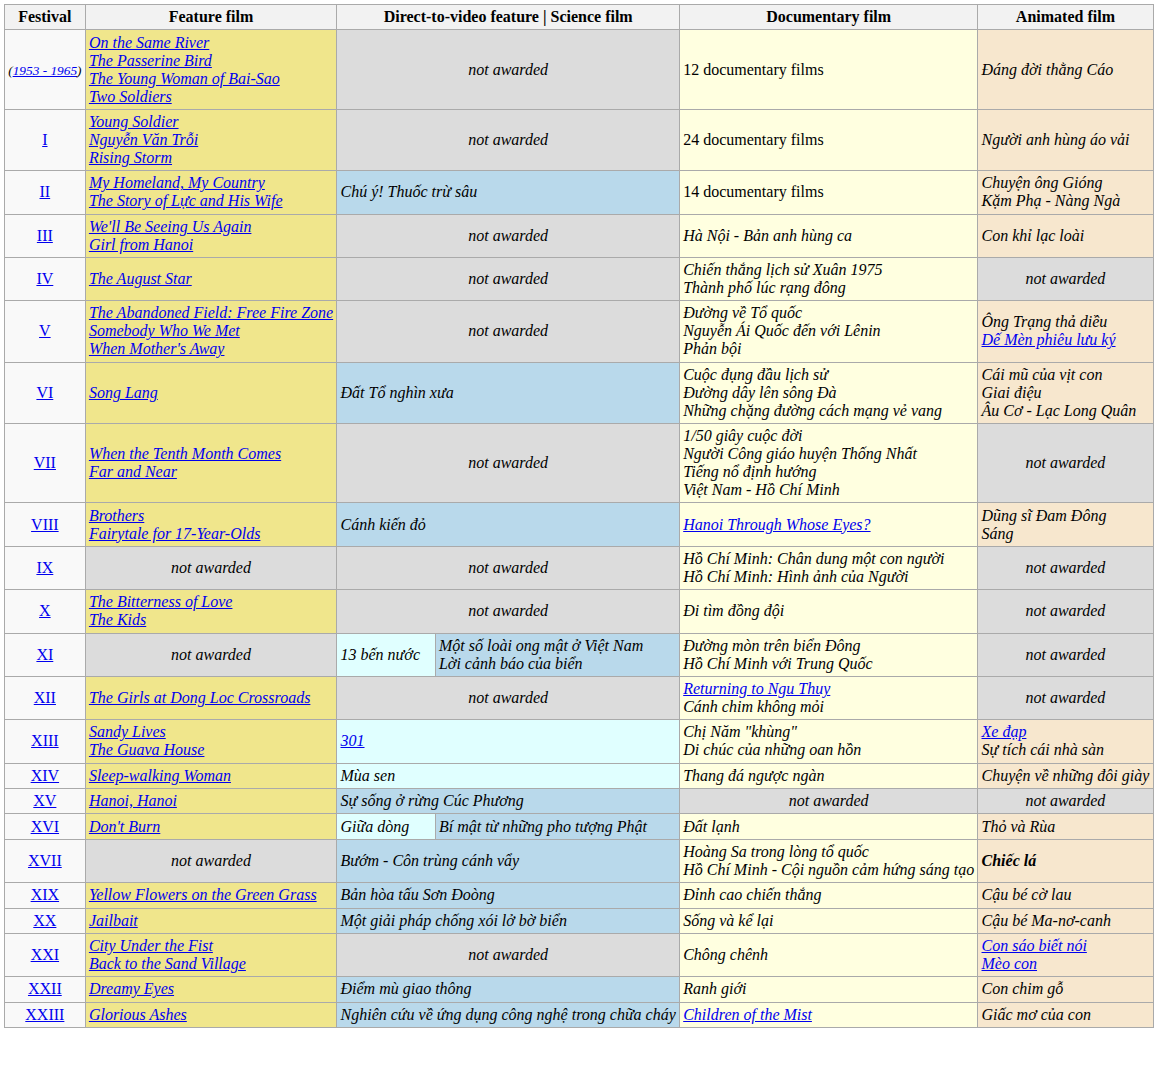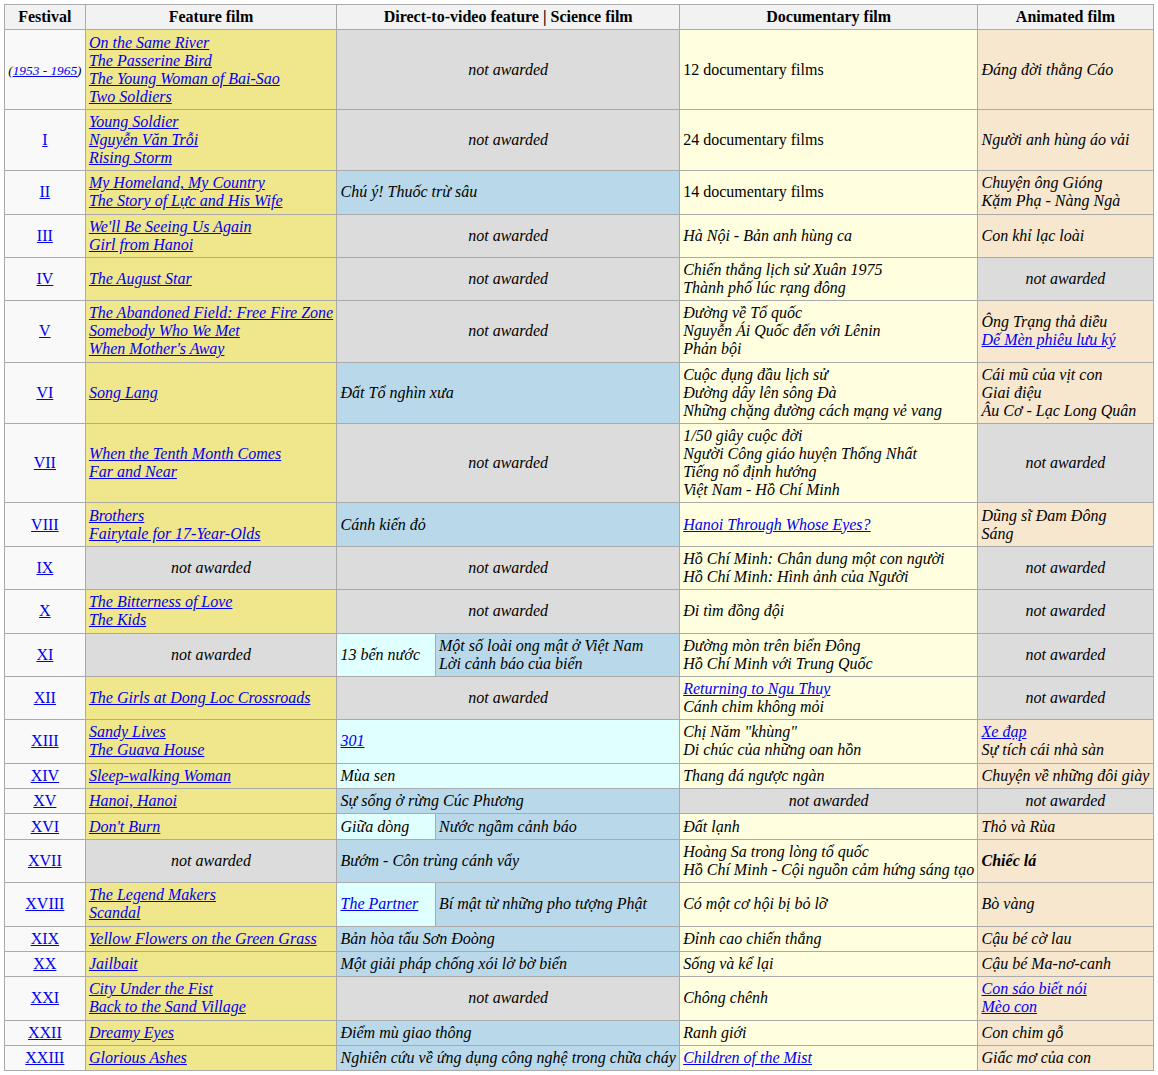(543, 826) Bí mật từ những pho tượng Phật -> (508, 826) Nước ngầm cảnh báo
+ row: (45, 904)
